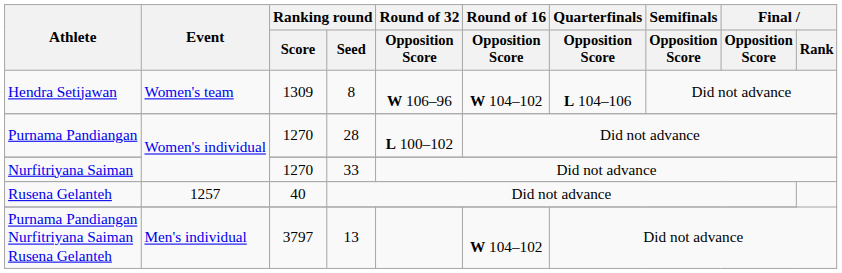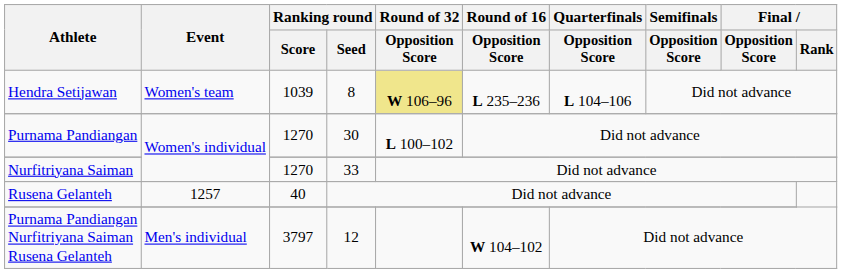(298, 92) 1309 -> (298, 92) 1039
(419, 101) no background -> (419, 101) khaki background
(506, 101) W 104–102 -> (506, 101) L 235–236
(351, 135) 28 -> (351, 135) 30
(351, 238) 13 -> (351, 238) 12
